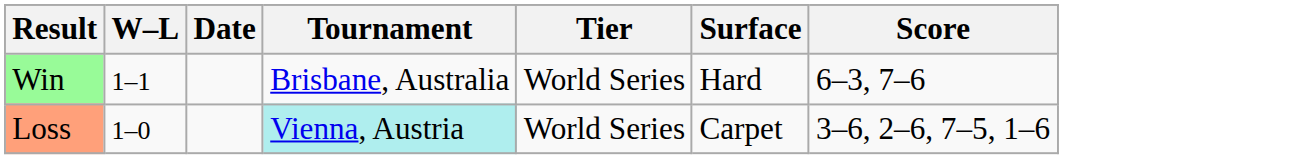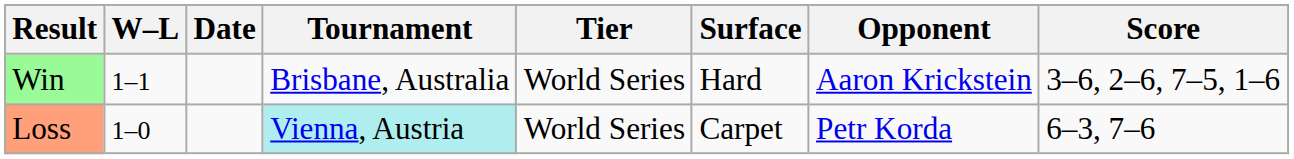+ column: (924, 29)
(871, 78) 6–3, 7–6 -> (1163, 78) 3–6, 2–6, 7–5, 1–6
(933, 128) 3–6, 2–6, 7–5, 1–6 -> (1101, 128) 6–3, 7–6
